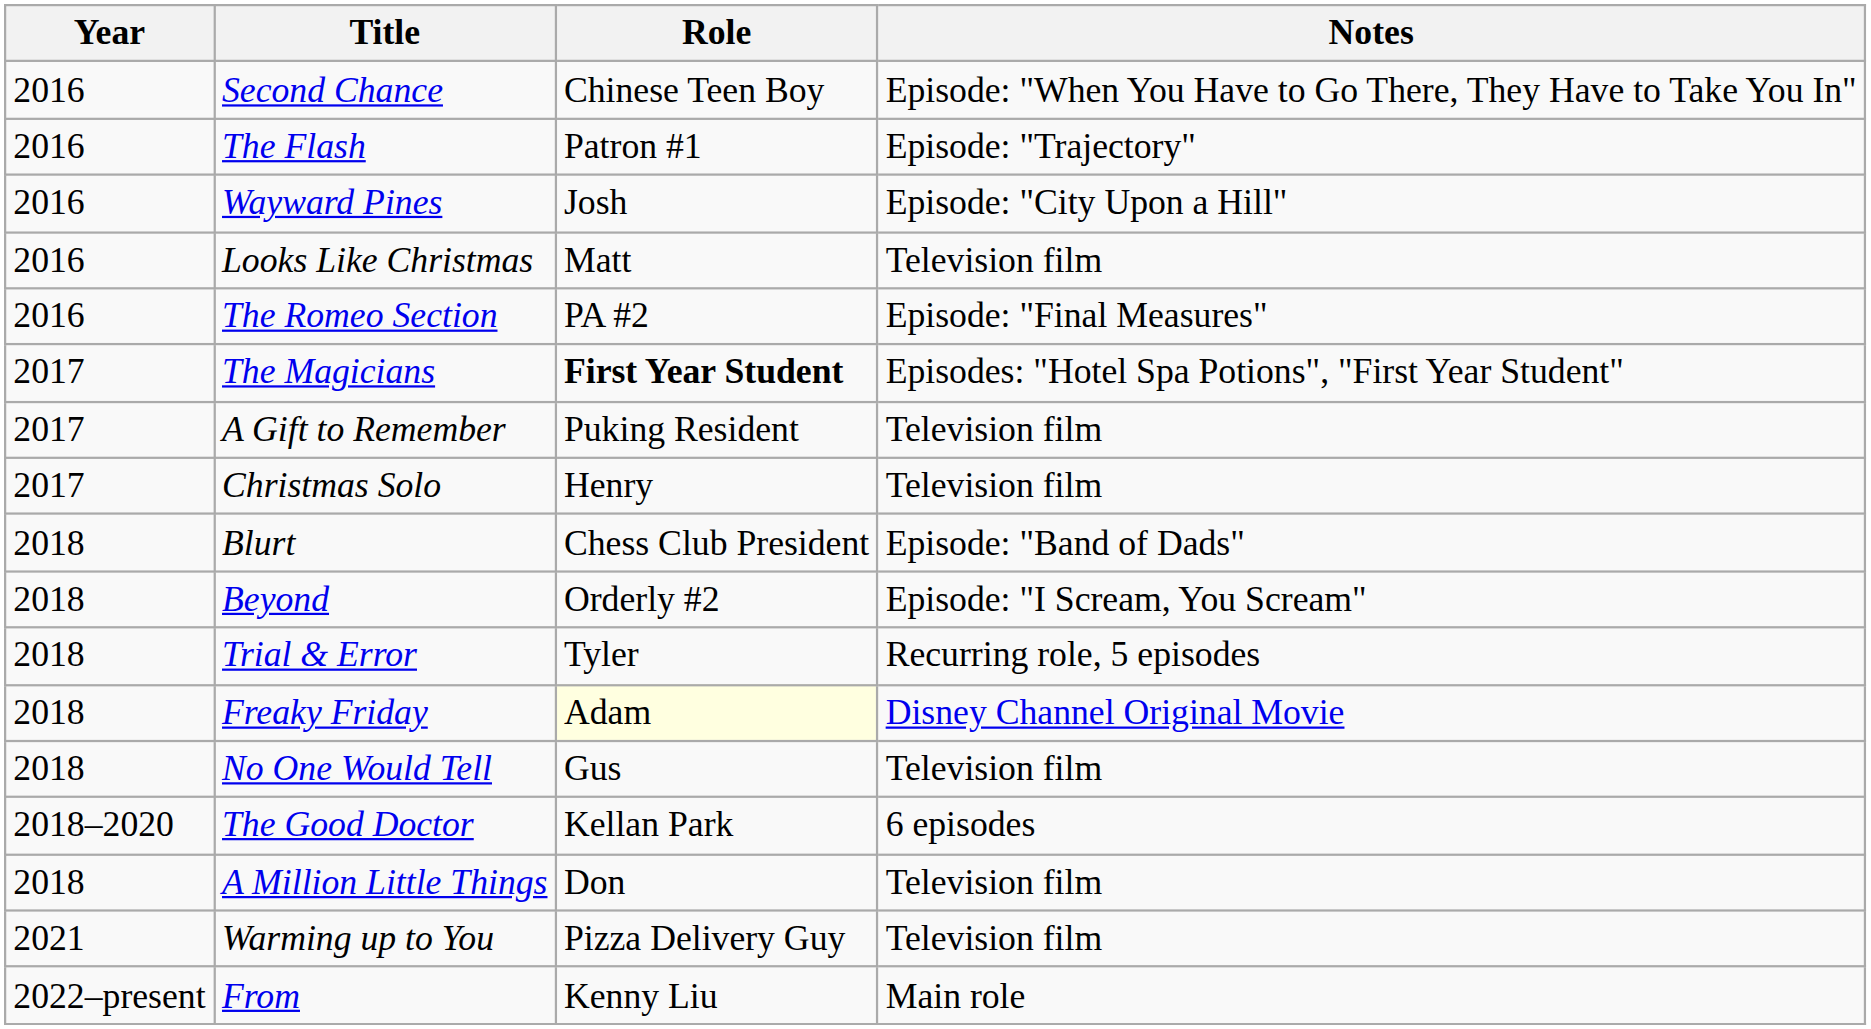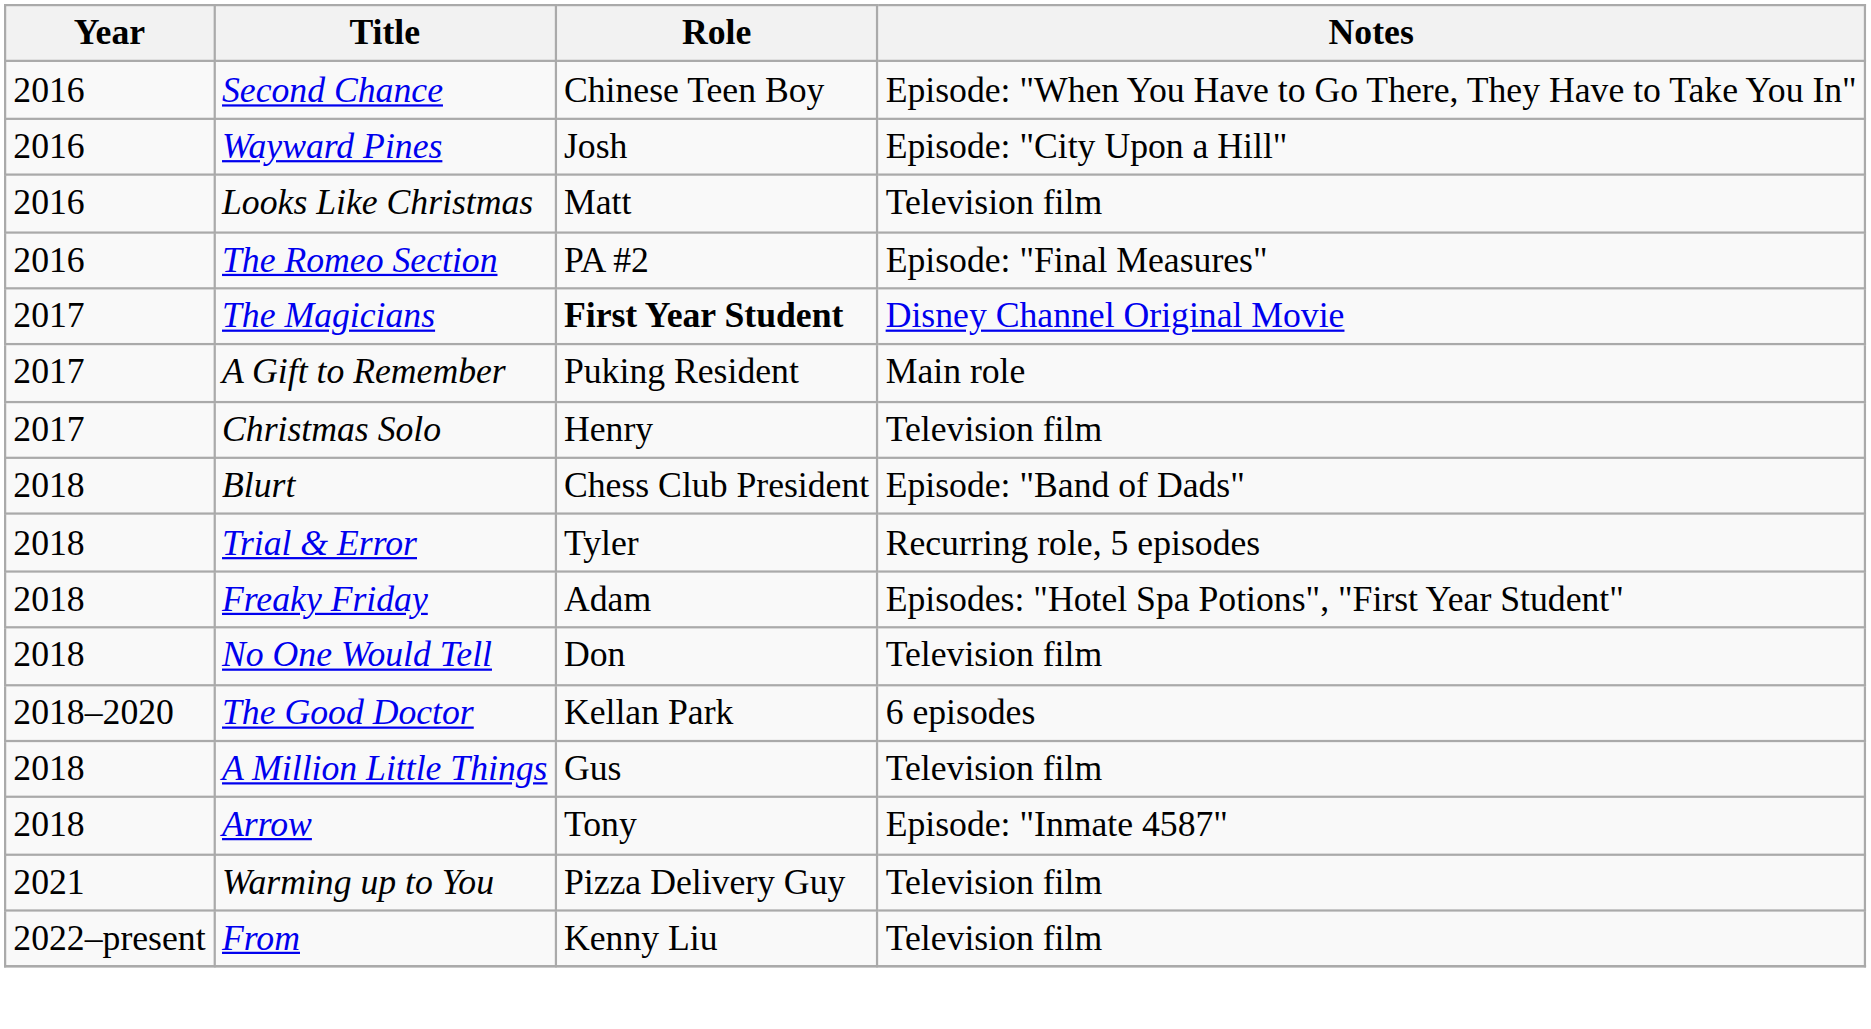- row: (294, 145)
(1255, 372) Episodes: "Hotel Spa Potions", "First Year Student" -> (1115, 315) Disney Channel Original Movie
(994, 428) Television film -> (956, 372) Main role
- row: (276, 598)
(608, 711) lightyellow background -> (608, 598) no background
(1115, 711) Disney Channel Original Movie -> (1255, 598) Episodes: "Hotel Spa Potions", "First Year Student"
(593, 768) Gus -> (595, 655) Don
(595, 881) Don -> (593, 768) Gus
+ row: (267, 825)
(956, 994) Main role -> (994, 938) Television film
